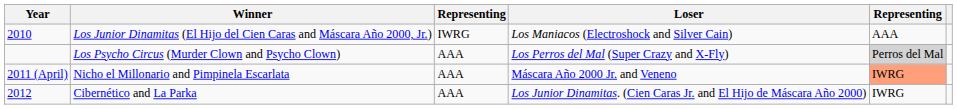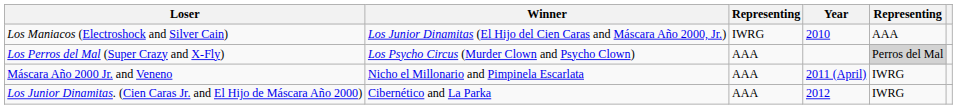columns swapped: (38, 14) <-> (689, 14)
(888, 73) lightsalmon background -> (888, 73) no background
